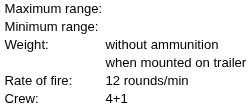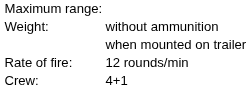- row: (51, 26)
